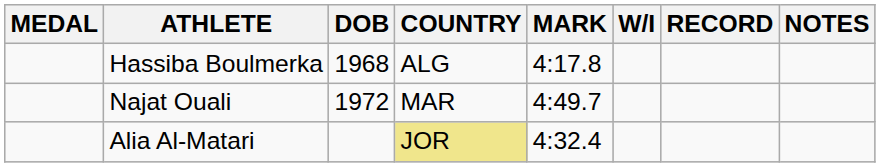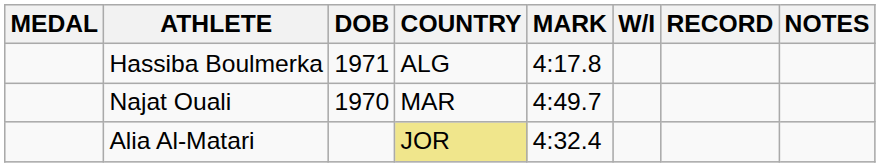(362, 63) 1968 -> (362, 63) 1971
(362, 102) 1972 -> (362, 102) 1970
